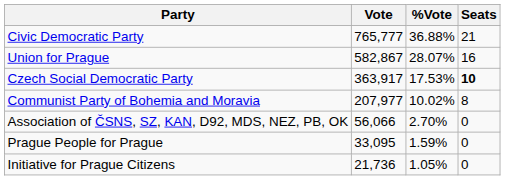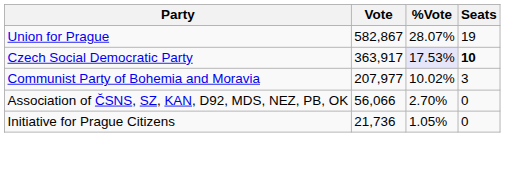- row: (75, 36)
(468, 57) 16 -> (468, 36) 19
(432, 79) no background -> (432, 57) lavender background
(465, 100) 8 -> (465, 79) 3
- row: (85, 143)
